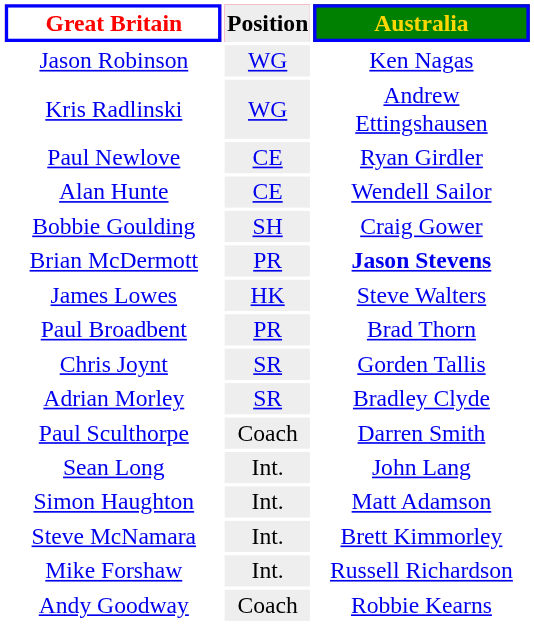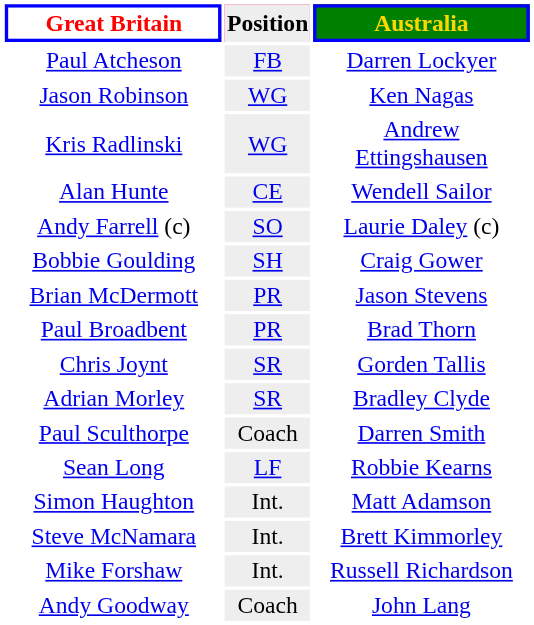+ row: (114, 60)
- row: (114, 157)
+ row: (114, 226)
(421, 260) bold -> (421, 295) normal
- row: (114, 295)
(268, 467) Int. -> (268, 467) LF
(421, 467) John Lang -> (421, 467) Robbie Kearns
(421, 605) Robbie Kearns -> (421, 605) John Lang
